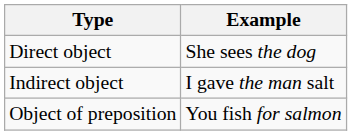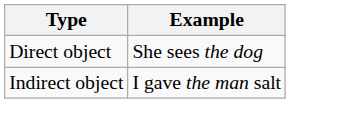- row: (93, 113)
